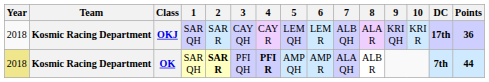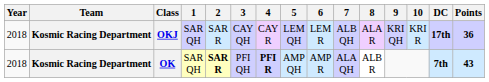(17, 63) khaki background -> (17, 63) no background
(468, 63) 44 -> (468, 63) 43
